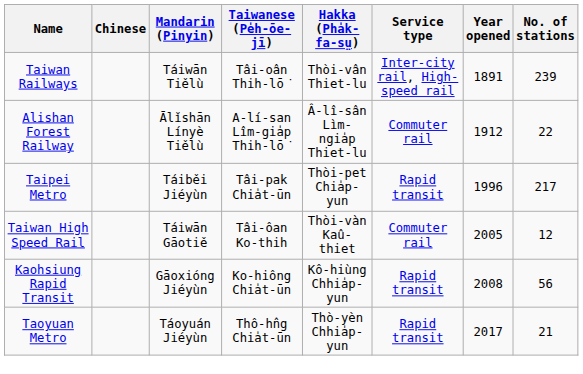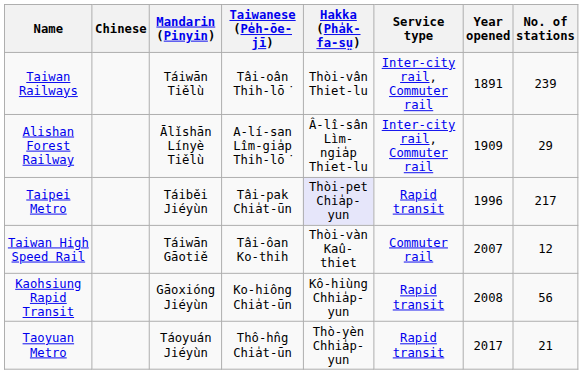(418, 77) Inter-city rail, High-speed rail -> (419, 84) Inter-city rail, Commuter rail
(418, 132) Commuter rail -> (419, 146) Inter-city rail, Commuter rail
(488, 132) 1912 -> (488, 146) 1909
(546, 132) 22 -> (546, 146) 29
(337, 187) no background -> (338, 201) lavender background
(488, 235) 2005 -> (488, 249) 2007
